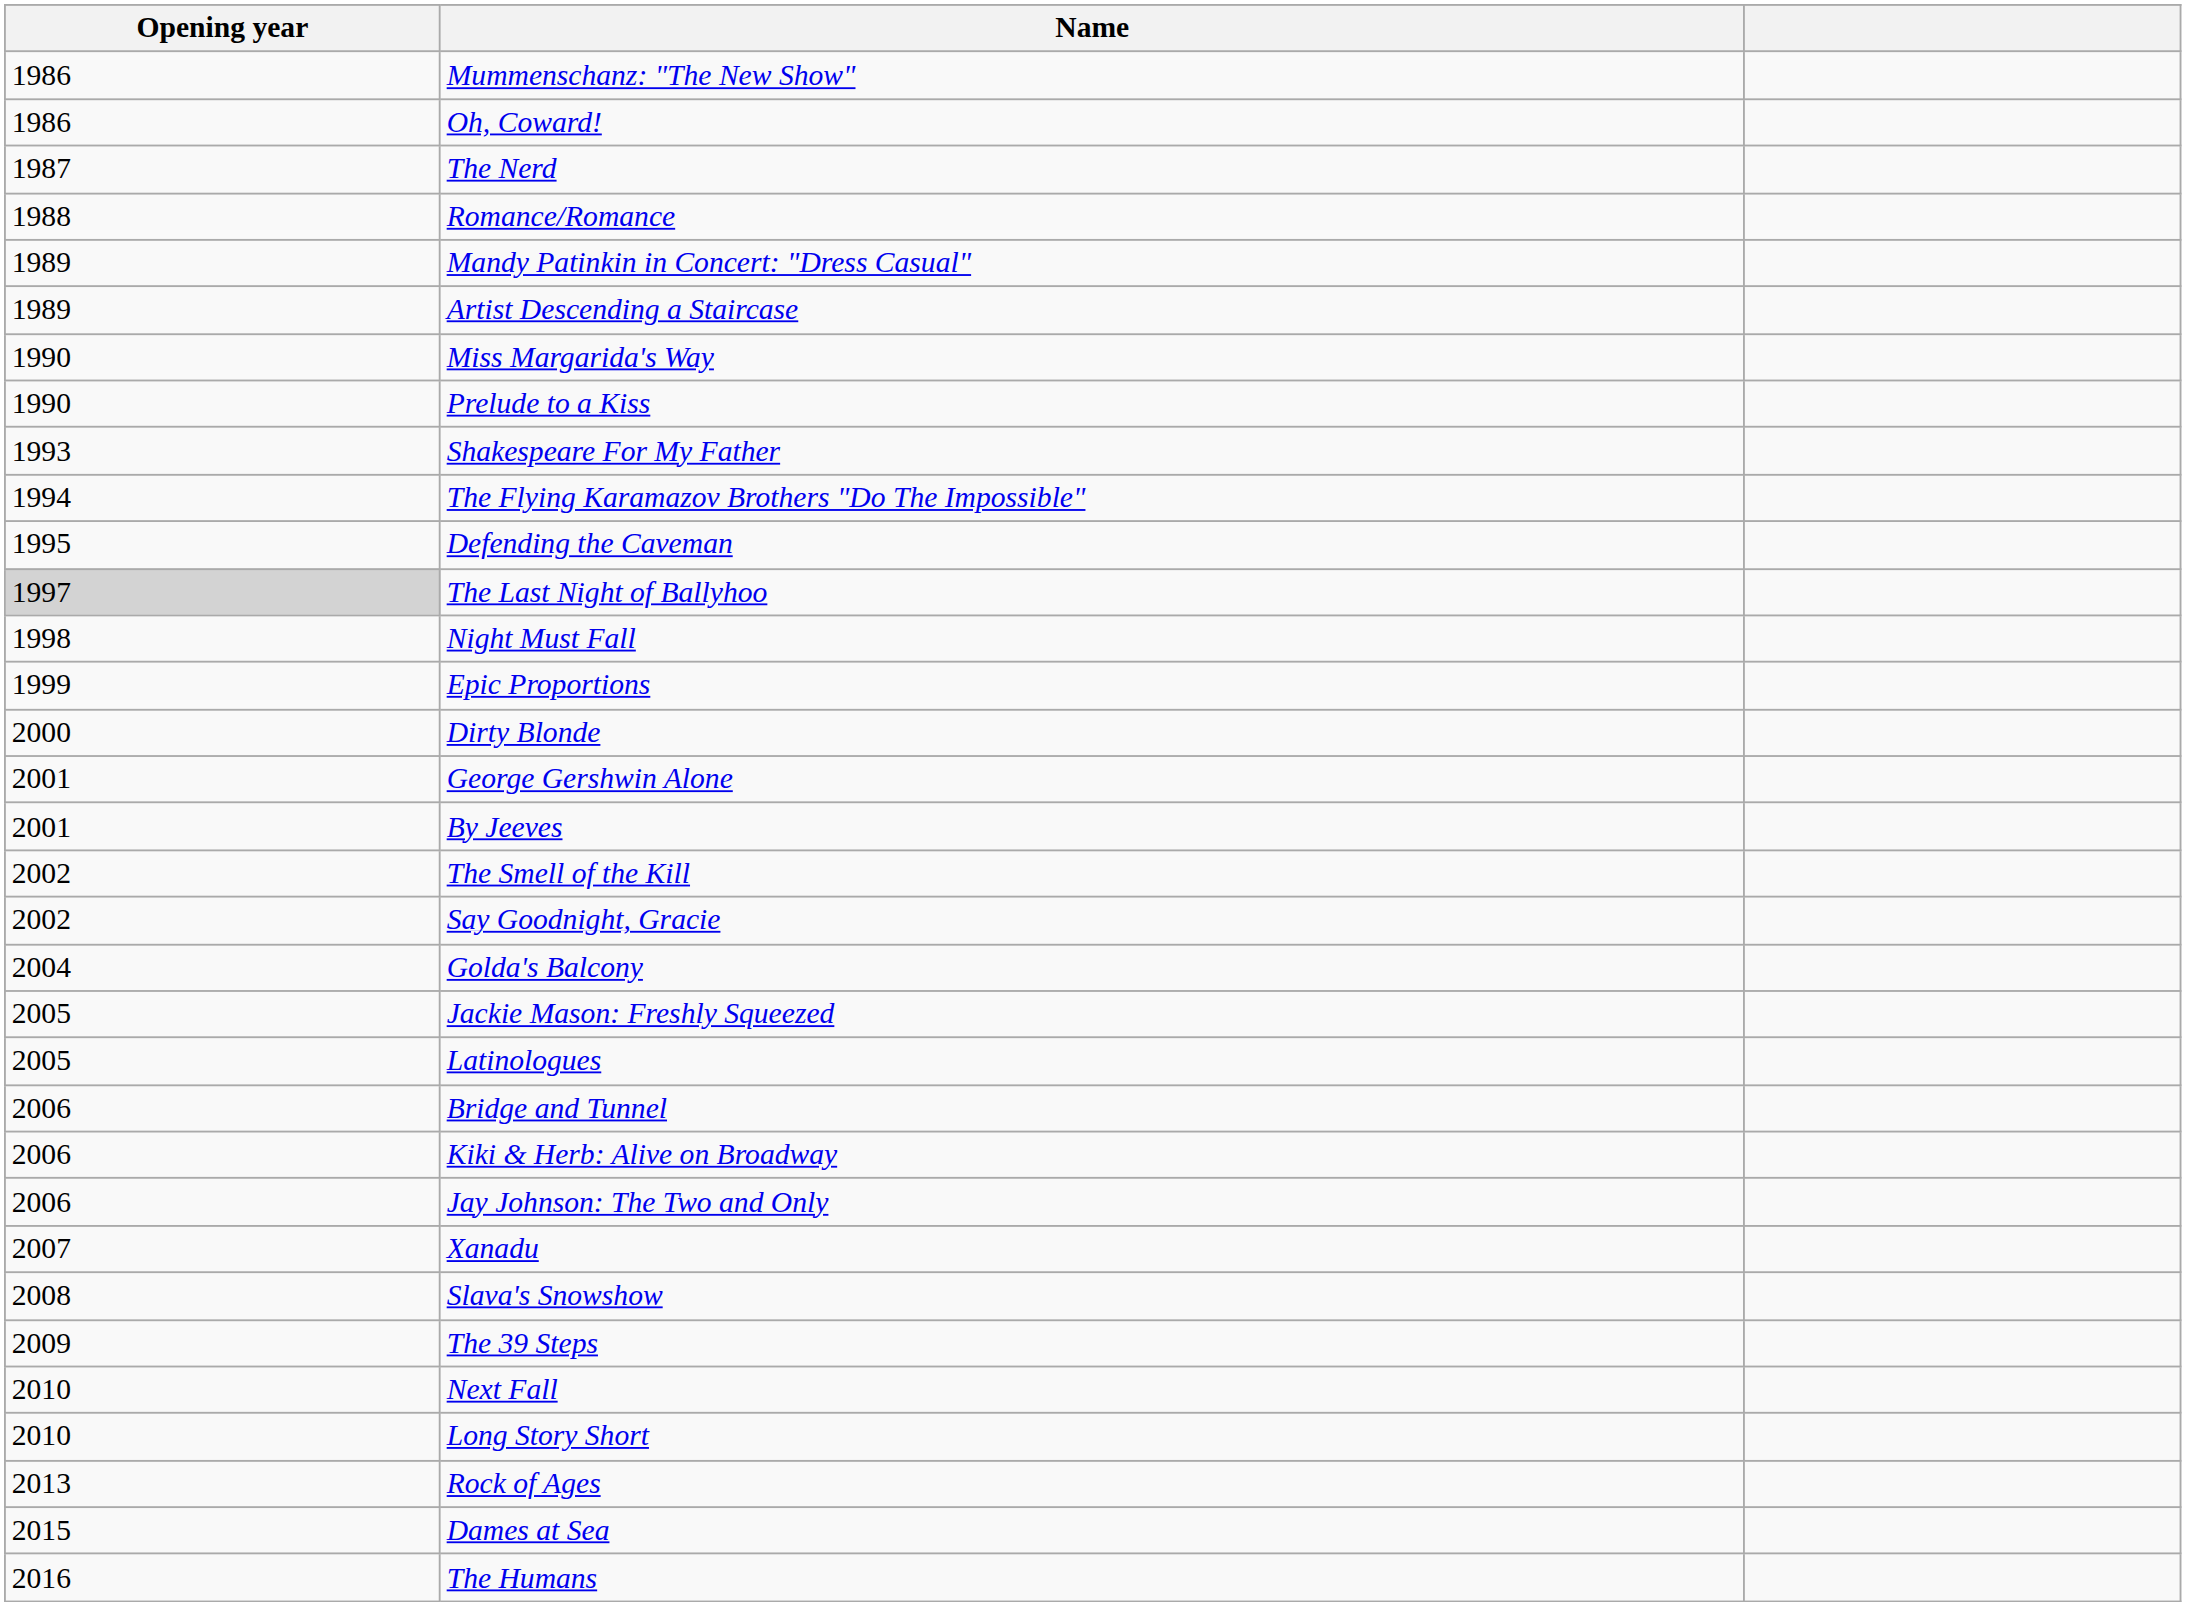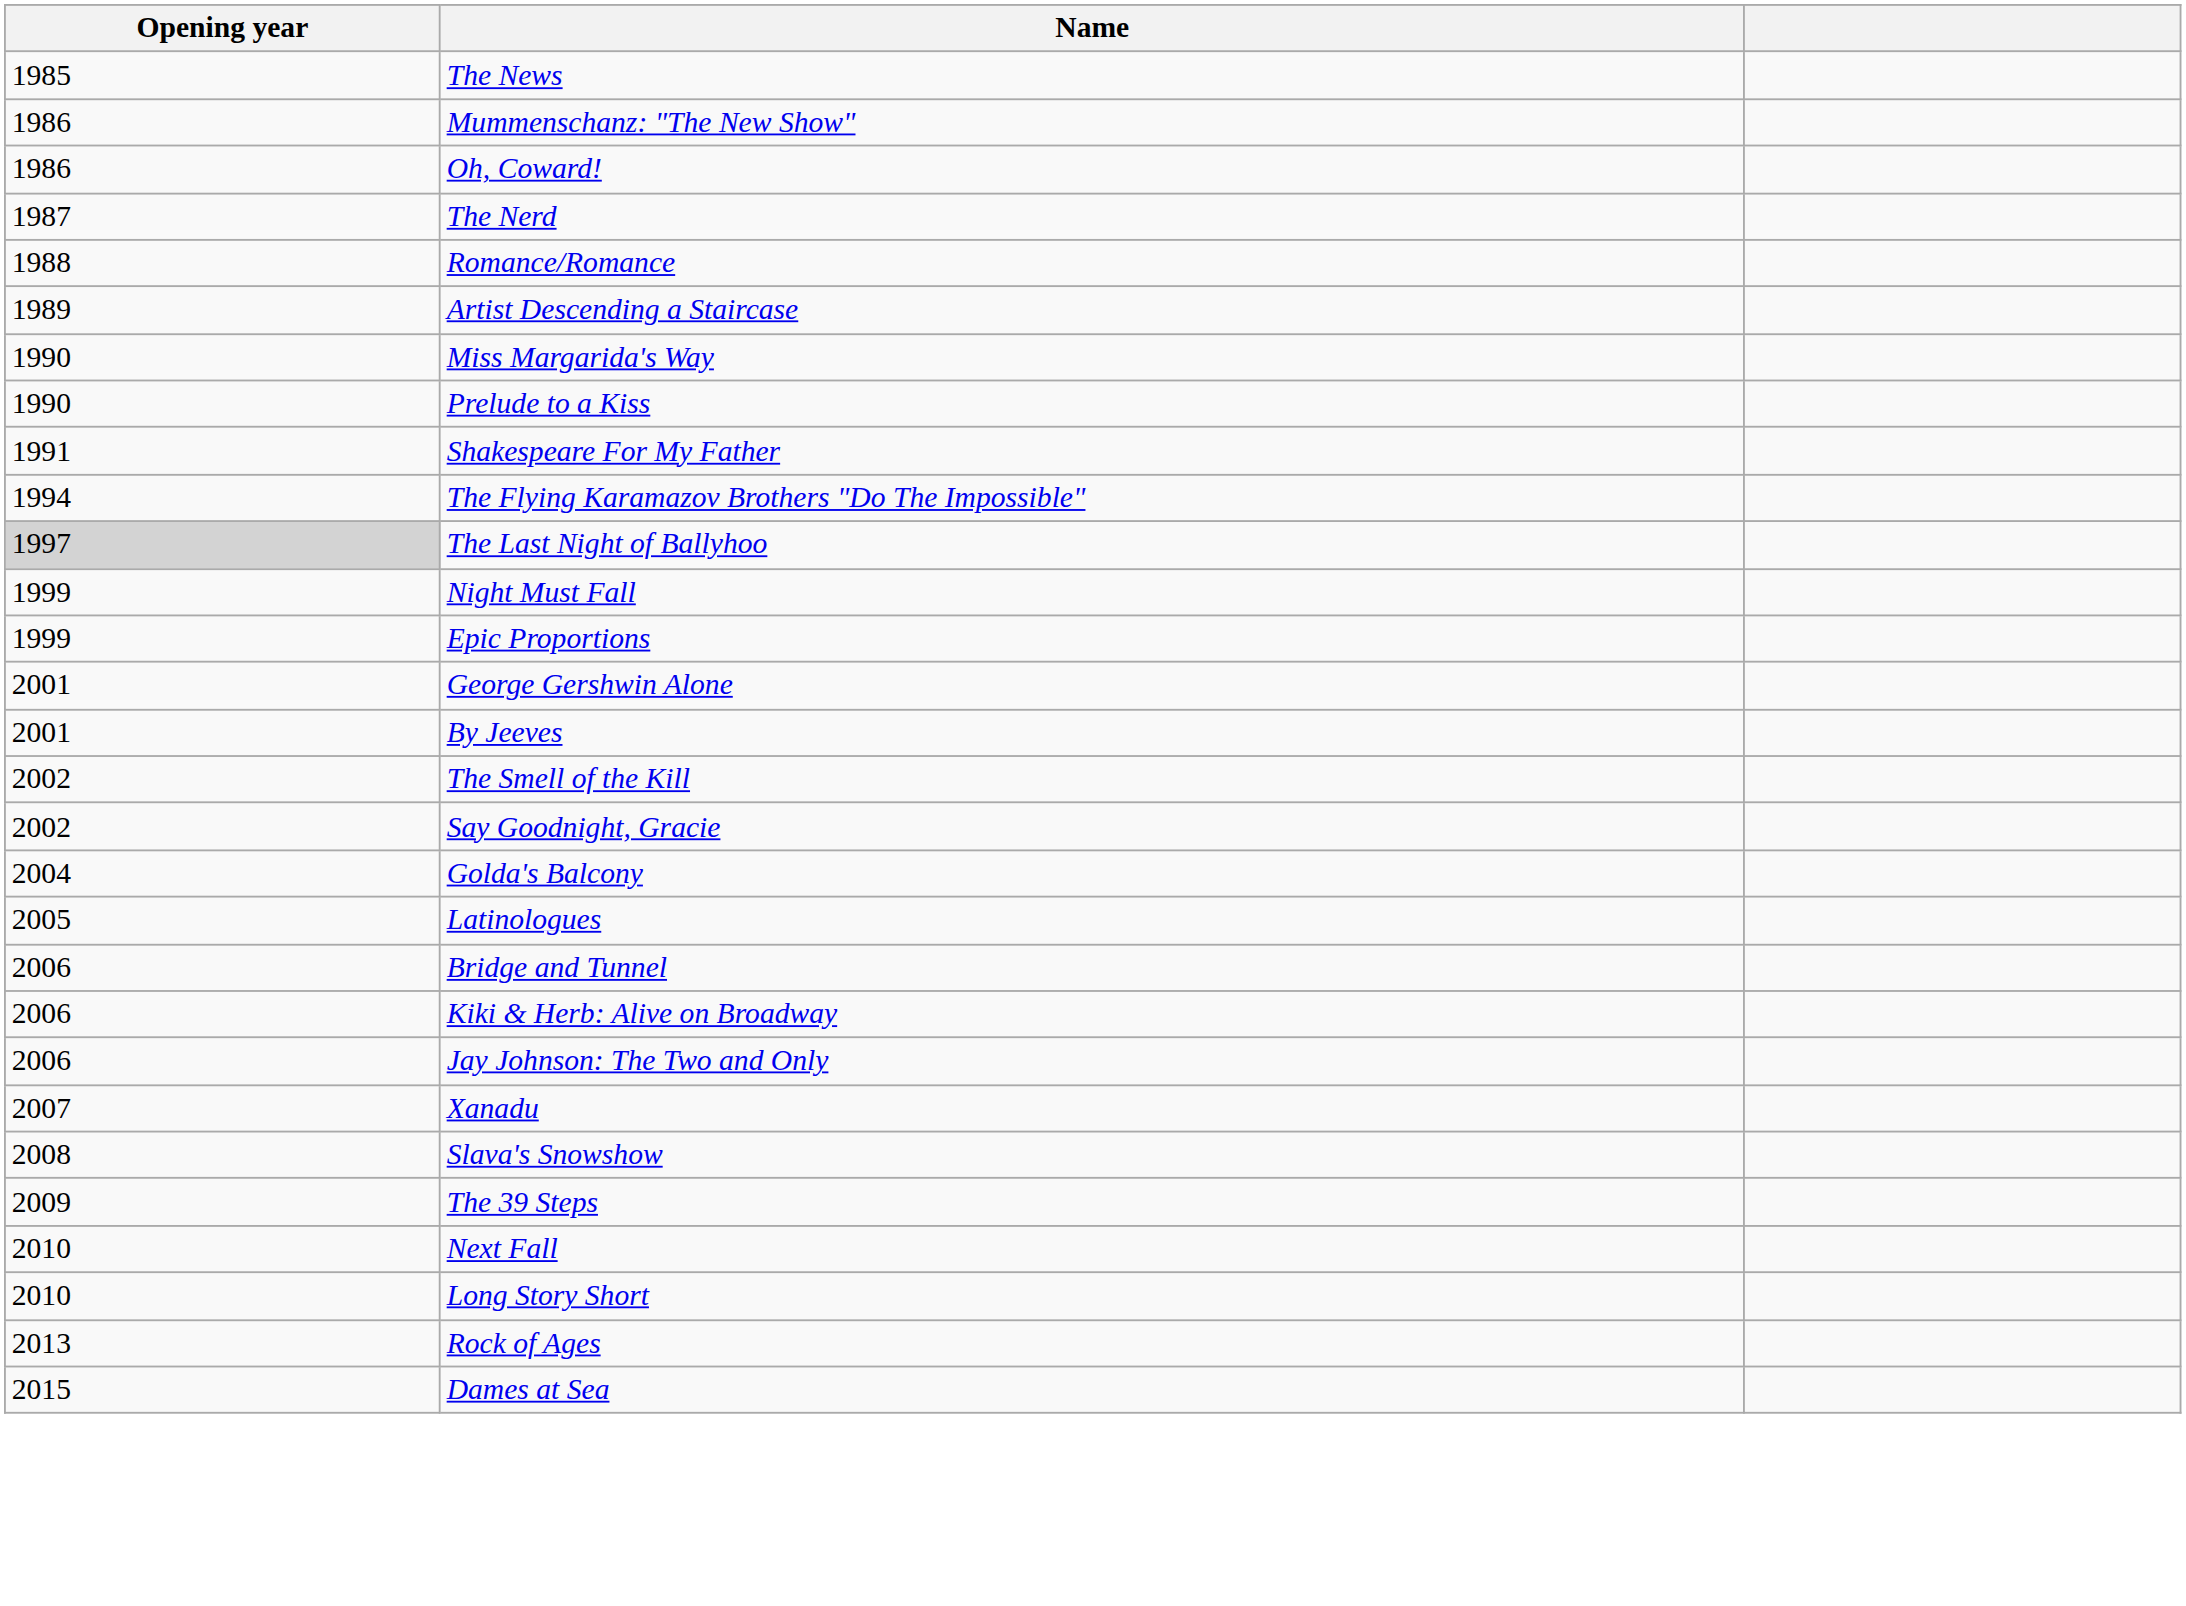+ row: (505, 74)
- row: (709, 262)
(41, 450) 1993 -> (41, 450) 1991
- row: (590, 544)
(41, 638) 1998 -> (41, 591) 1999
- row: (524, 732)
- row: (641, 1013)
- row: (522, 1577)
